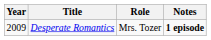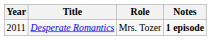(16, 27) 2009 -> (16, 27) 2011
